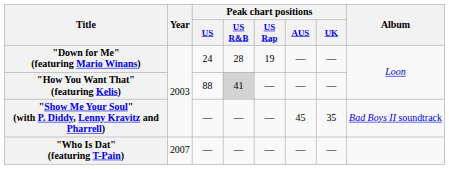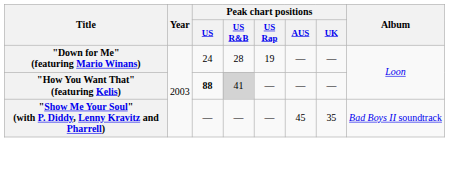(207, 85) normal -> (207, 85) bold
- row: (86, 150)
